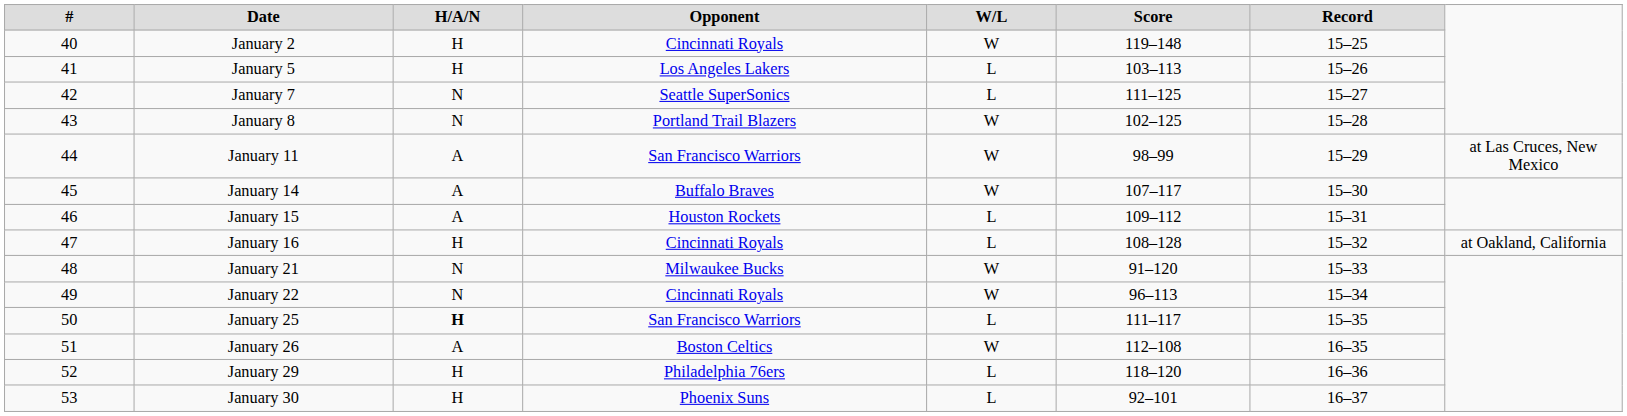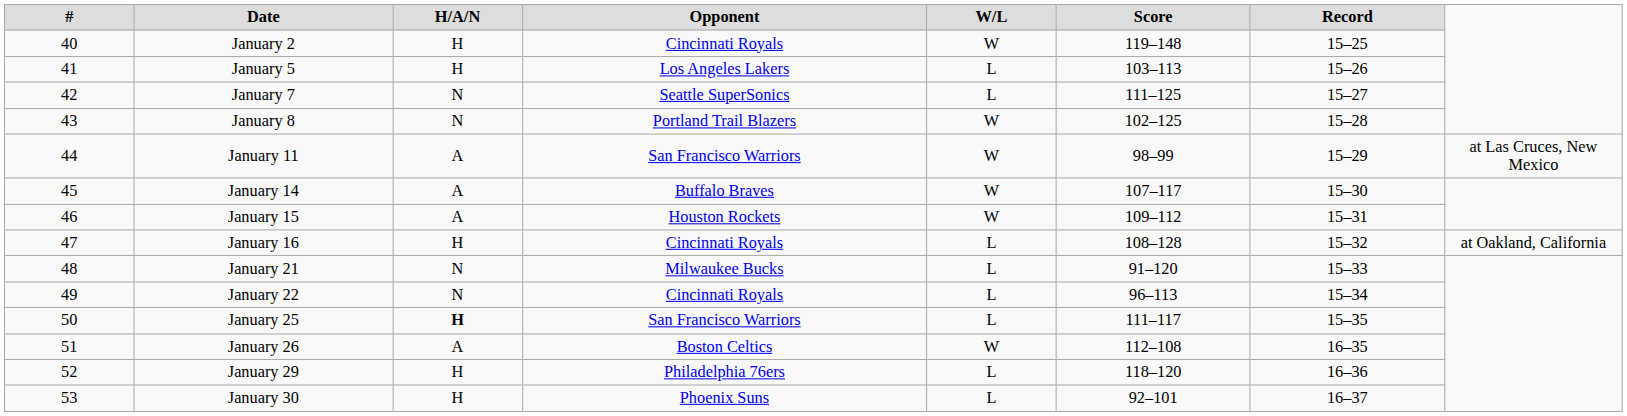(991, 216) L -> (991, 216) W
(991, 268) W -> (991, 268) L
(991, 294) W -> (991, 294) L
